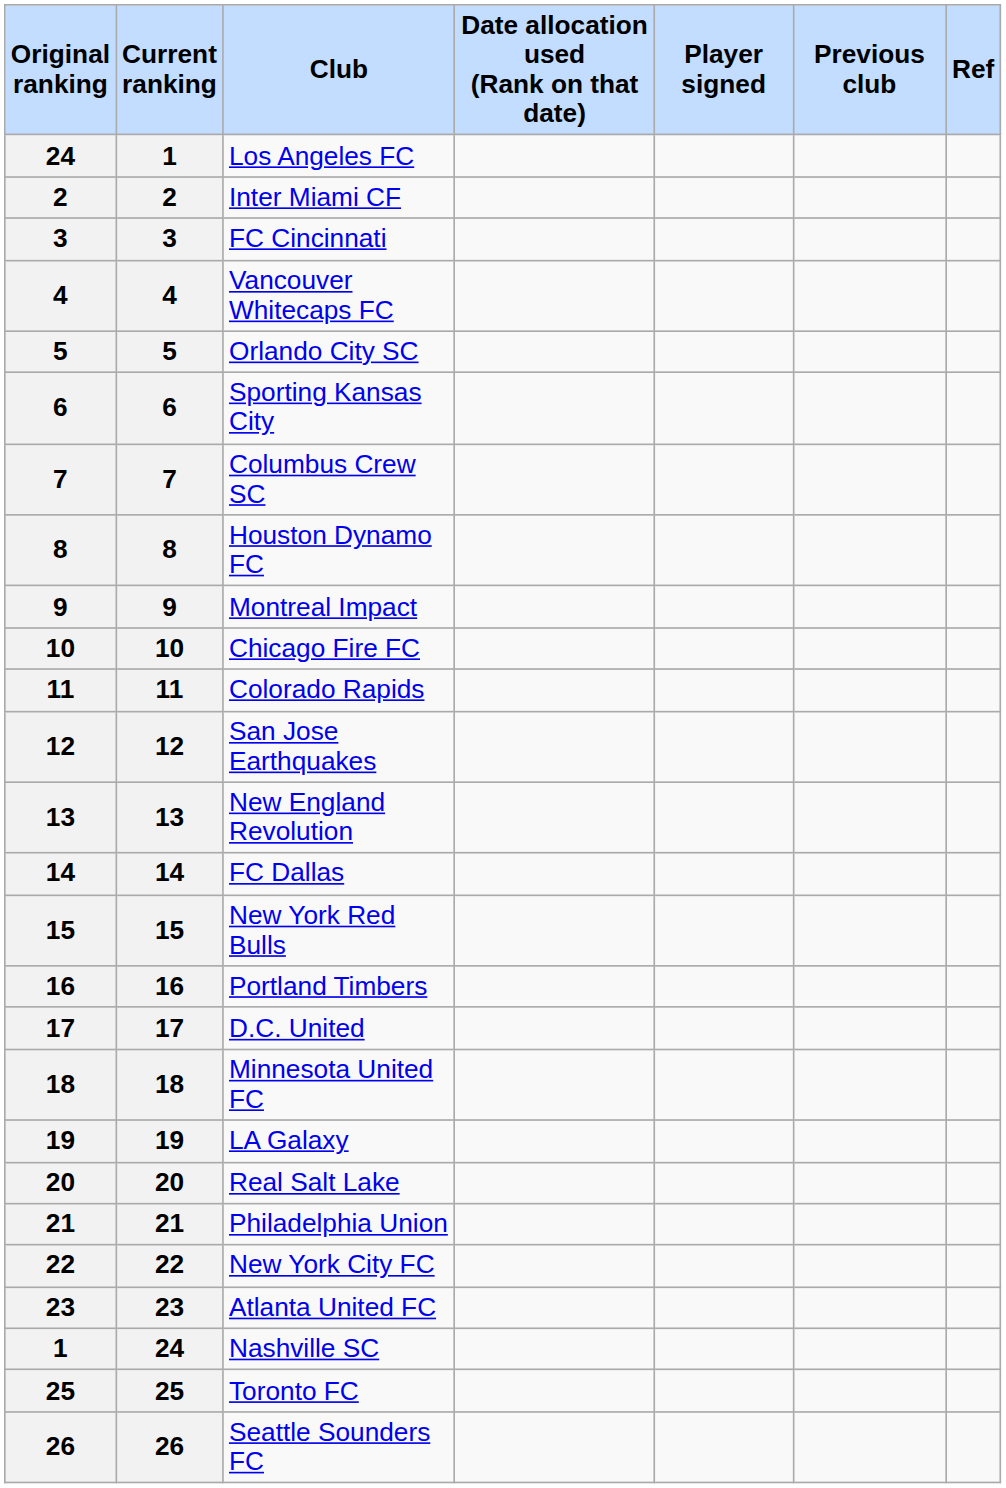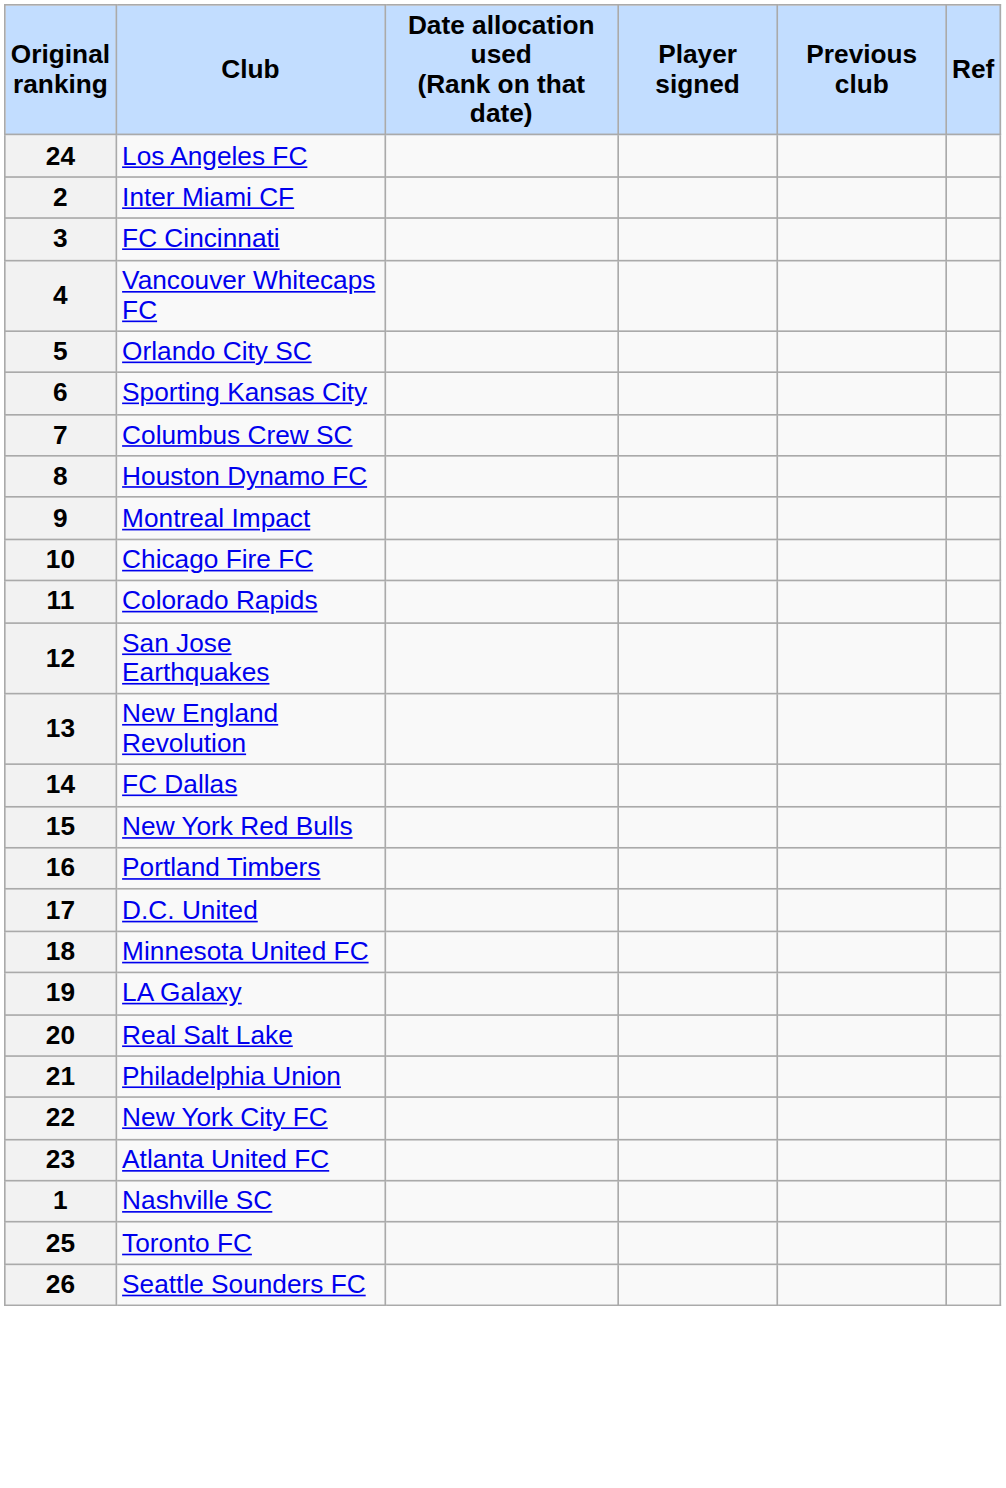- column: (169, 69)
